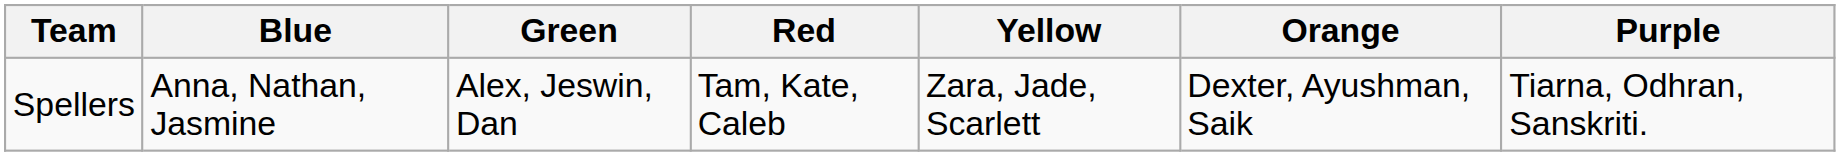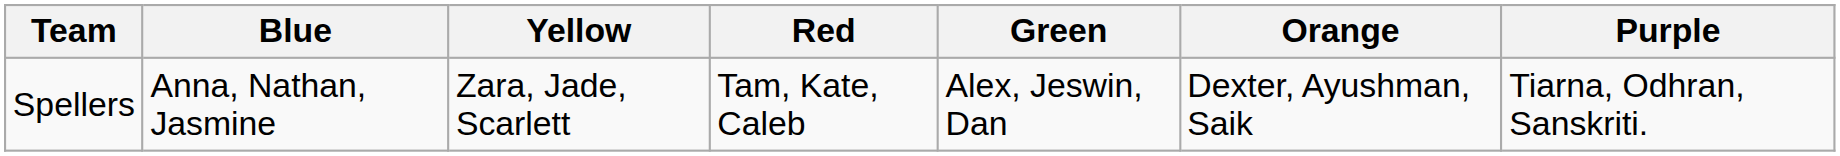columns swapped: (1049, 31) <-> (569, 31)
